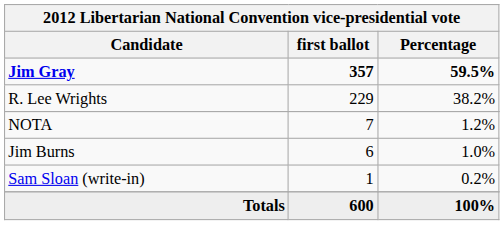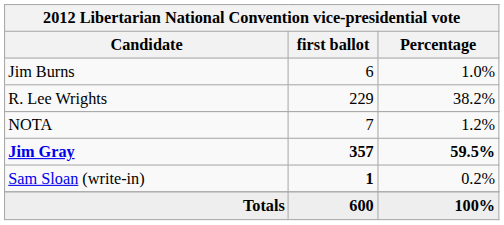rows swapped: (41, 71) <-> (42, 152)
(370, 178) normal -> (370, 178) bold
